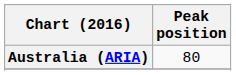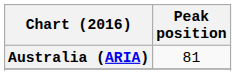(191, 57) 80 -> (191, 57) 81
